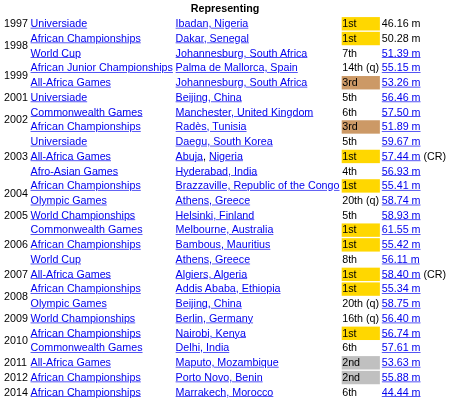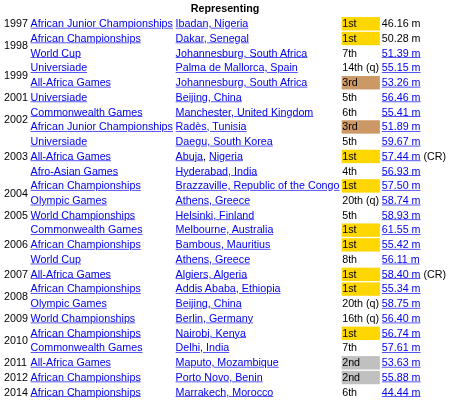(59, 23) Universiade -> (102, 23) African Junior Championships
(102, 68) African Junior Championships -> (59, 68) Universiade
(401, 112) 57.50 m -> (401, 112) 55.41 m
(86, 127) African Championships -> (102, 127) African Junior Championships
(401, 186) 55.41 m -> (401, 186) 57.50 m
(350, 348) 6th -> (350, 348) 7th
